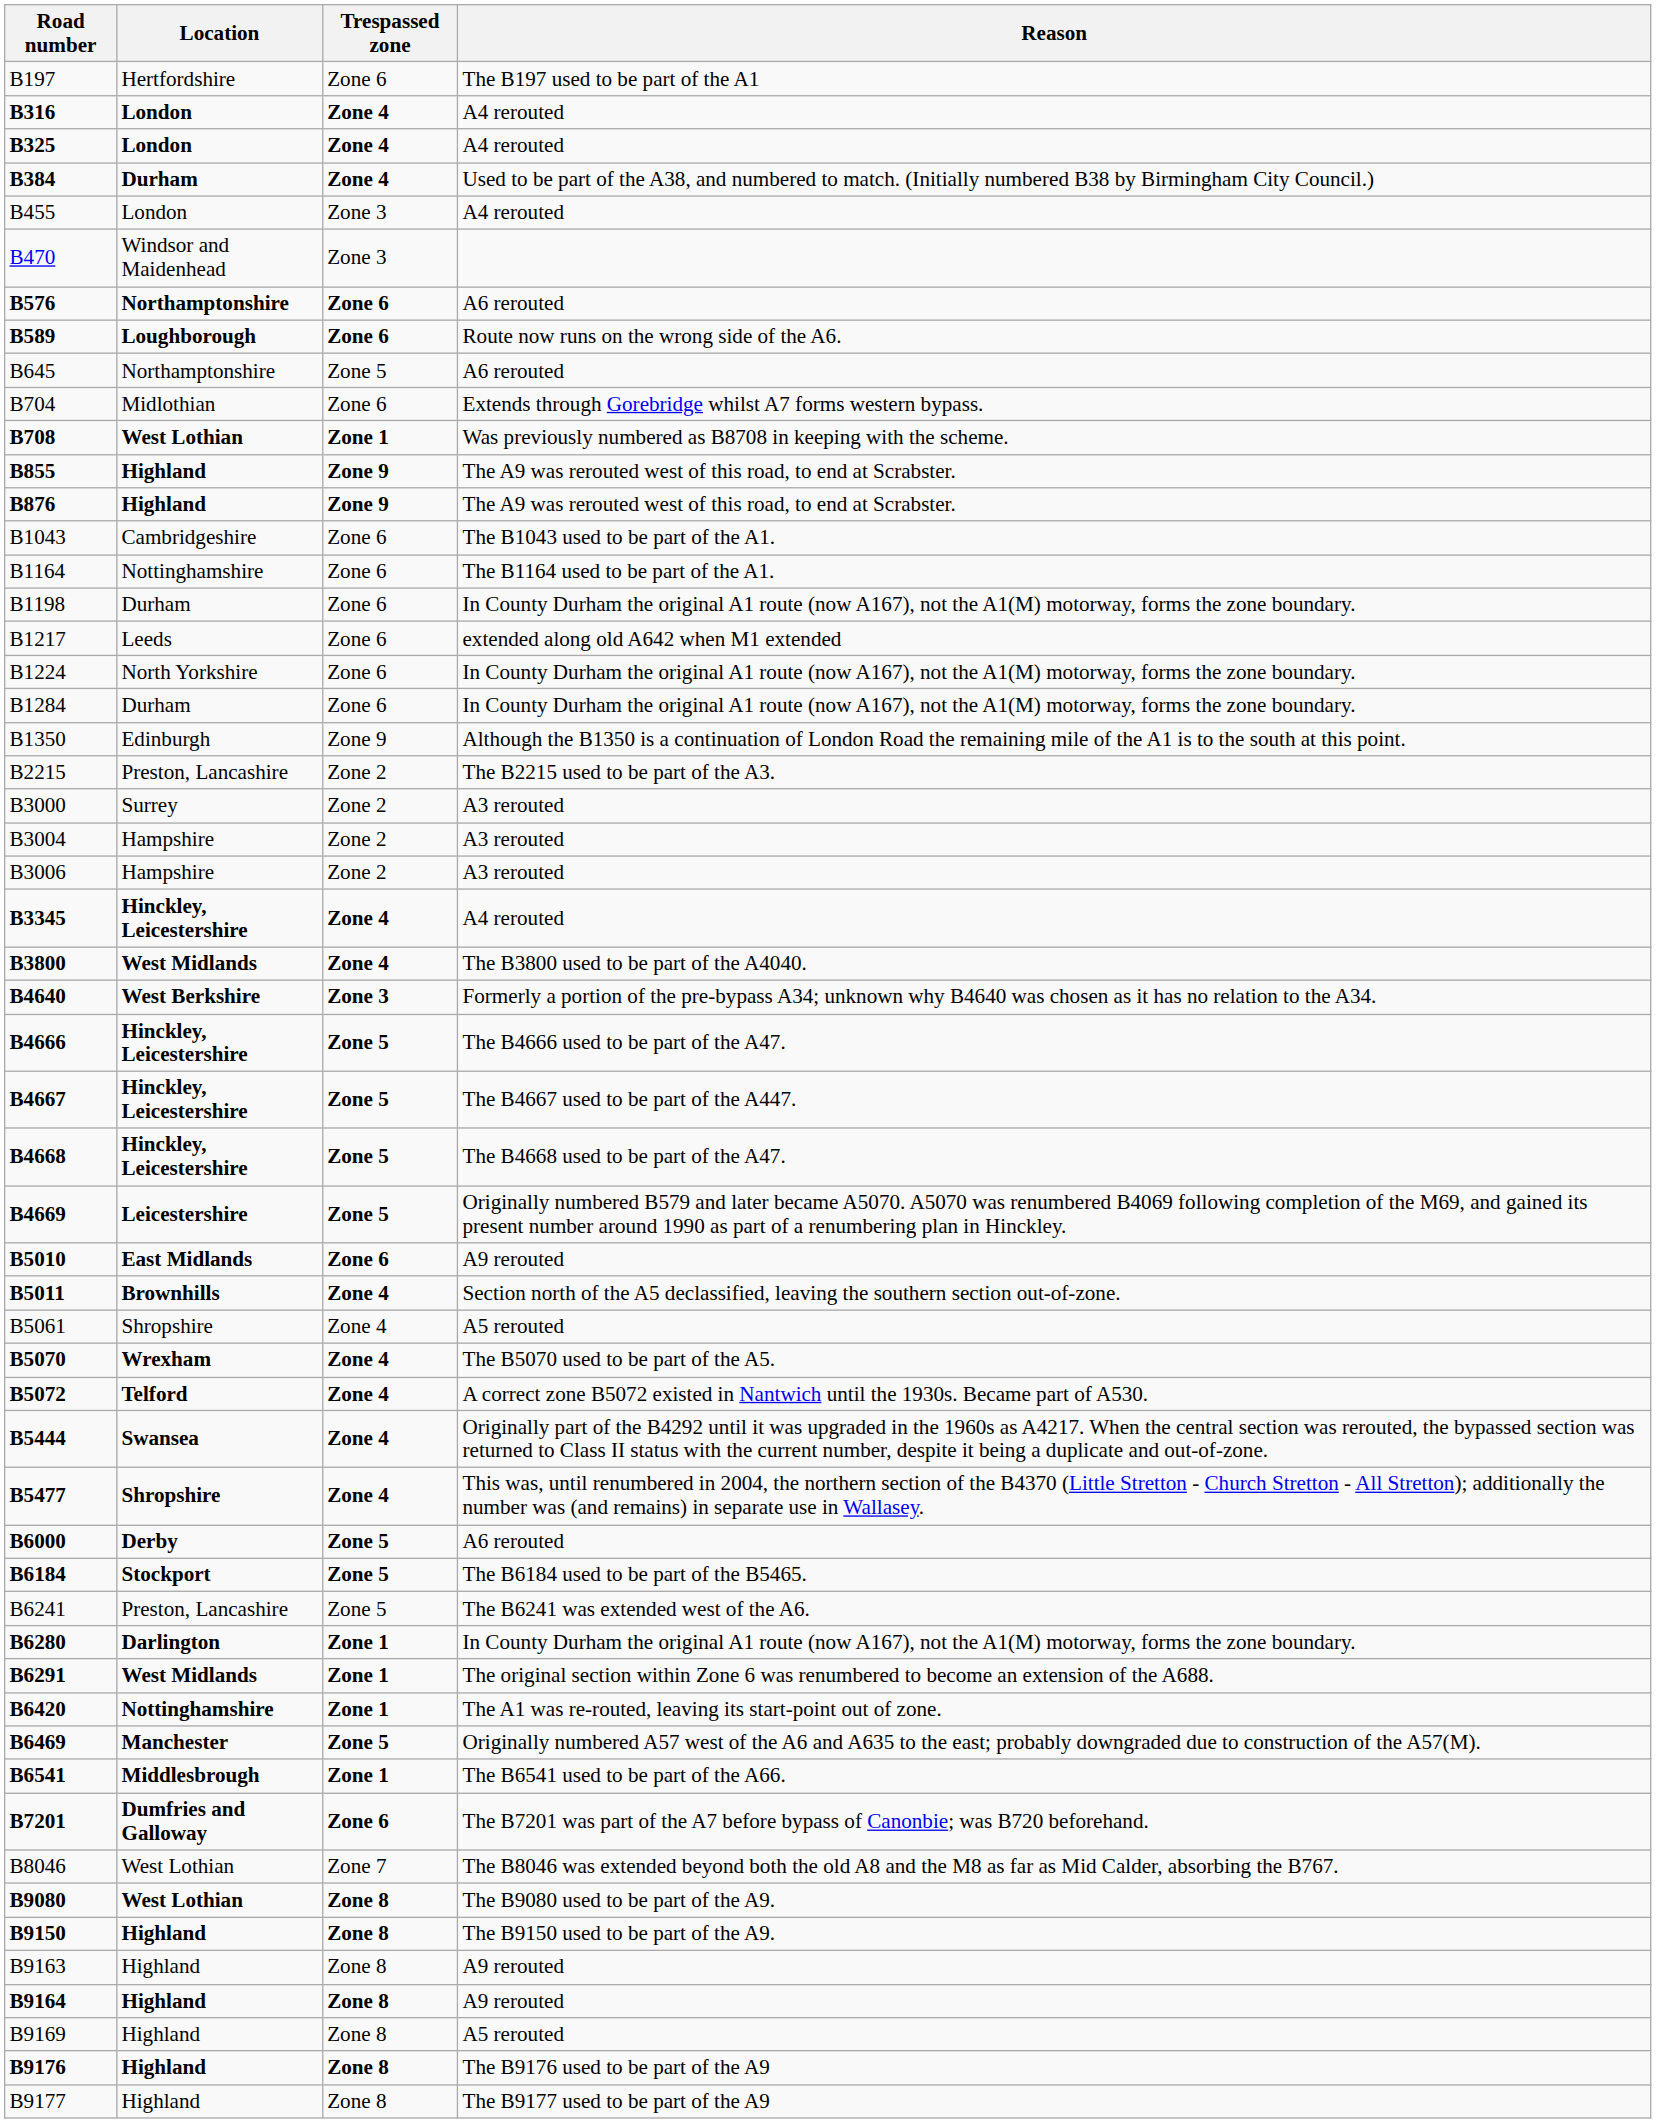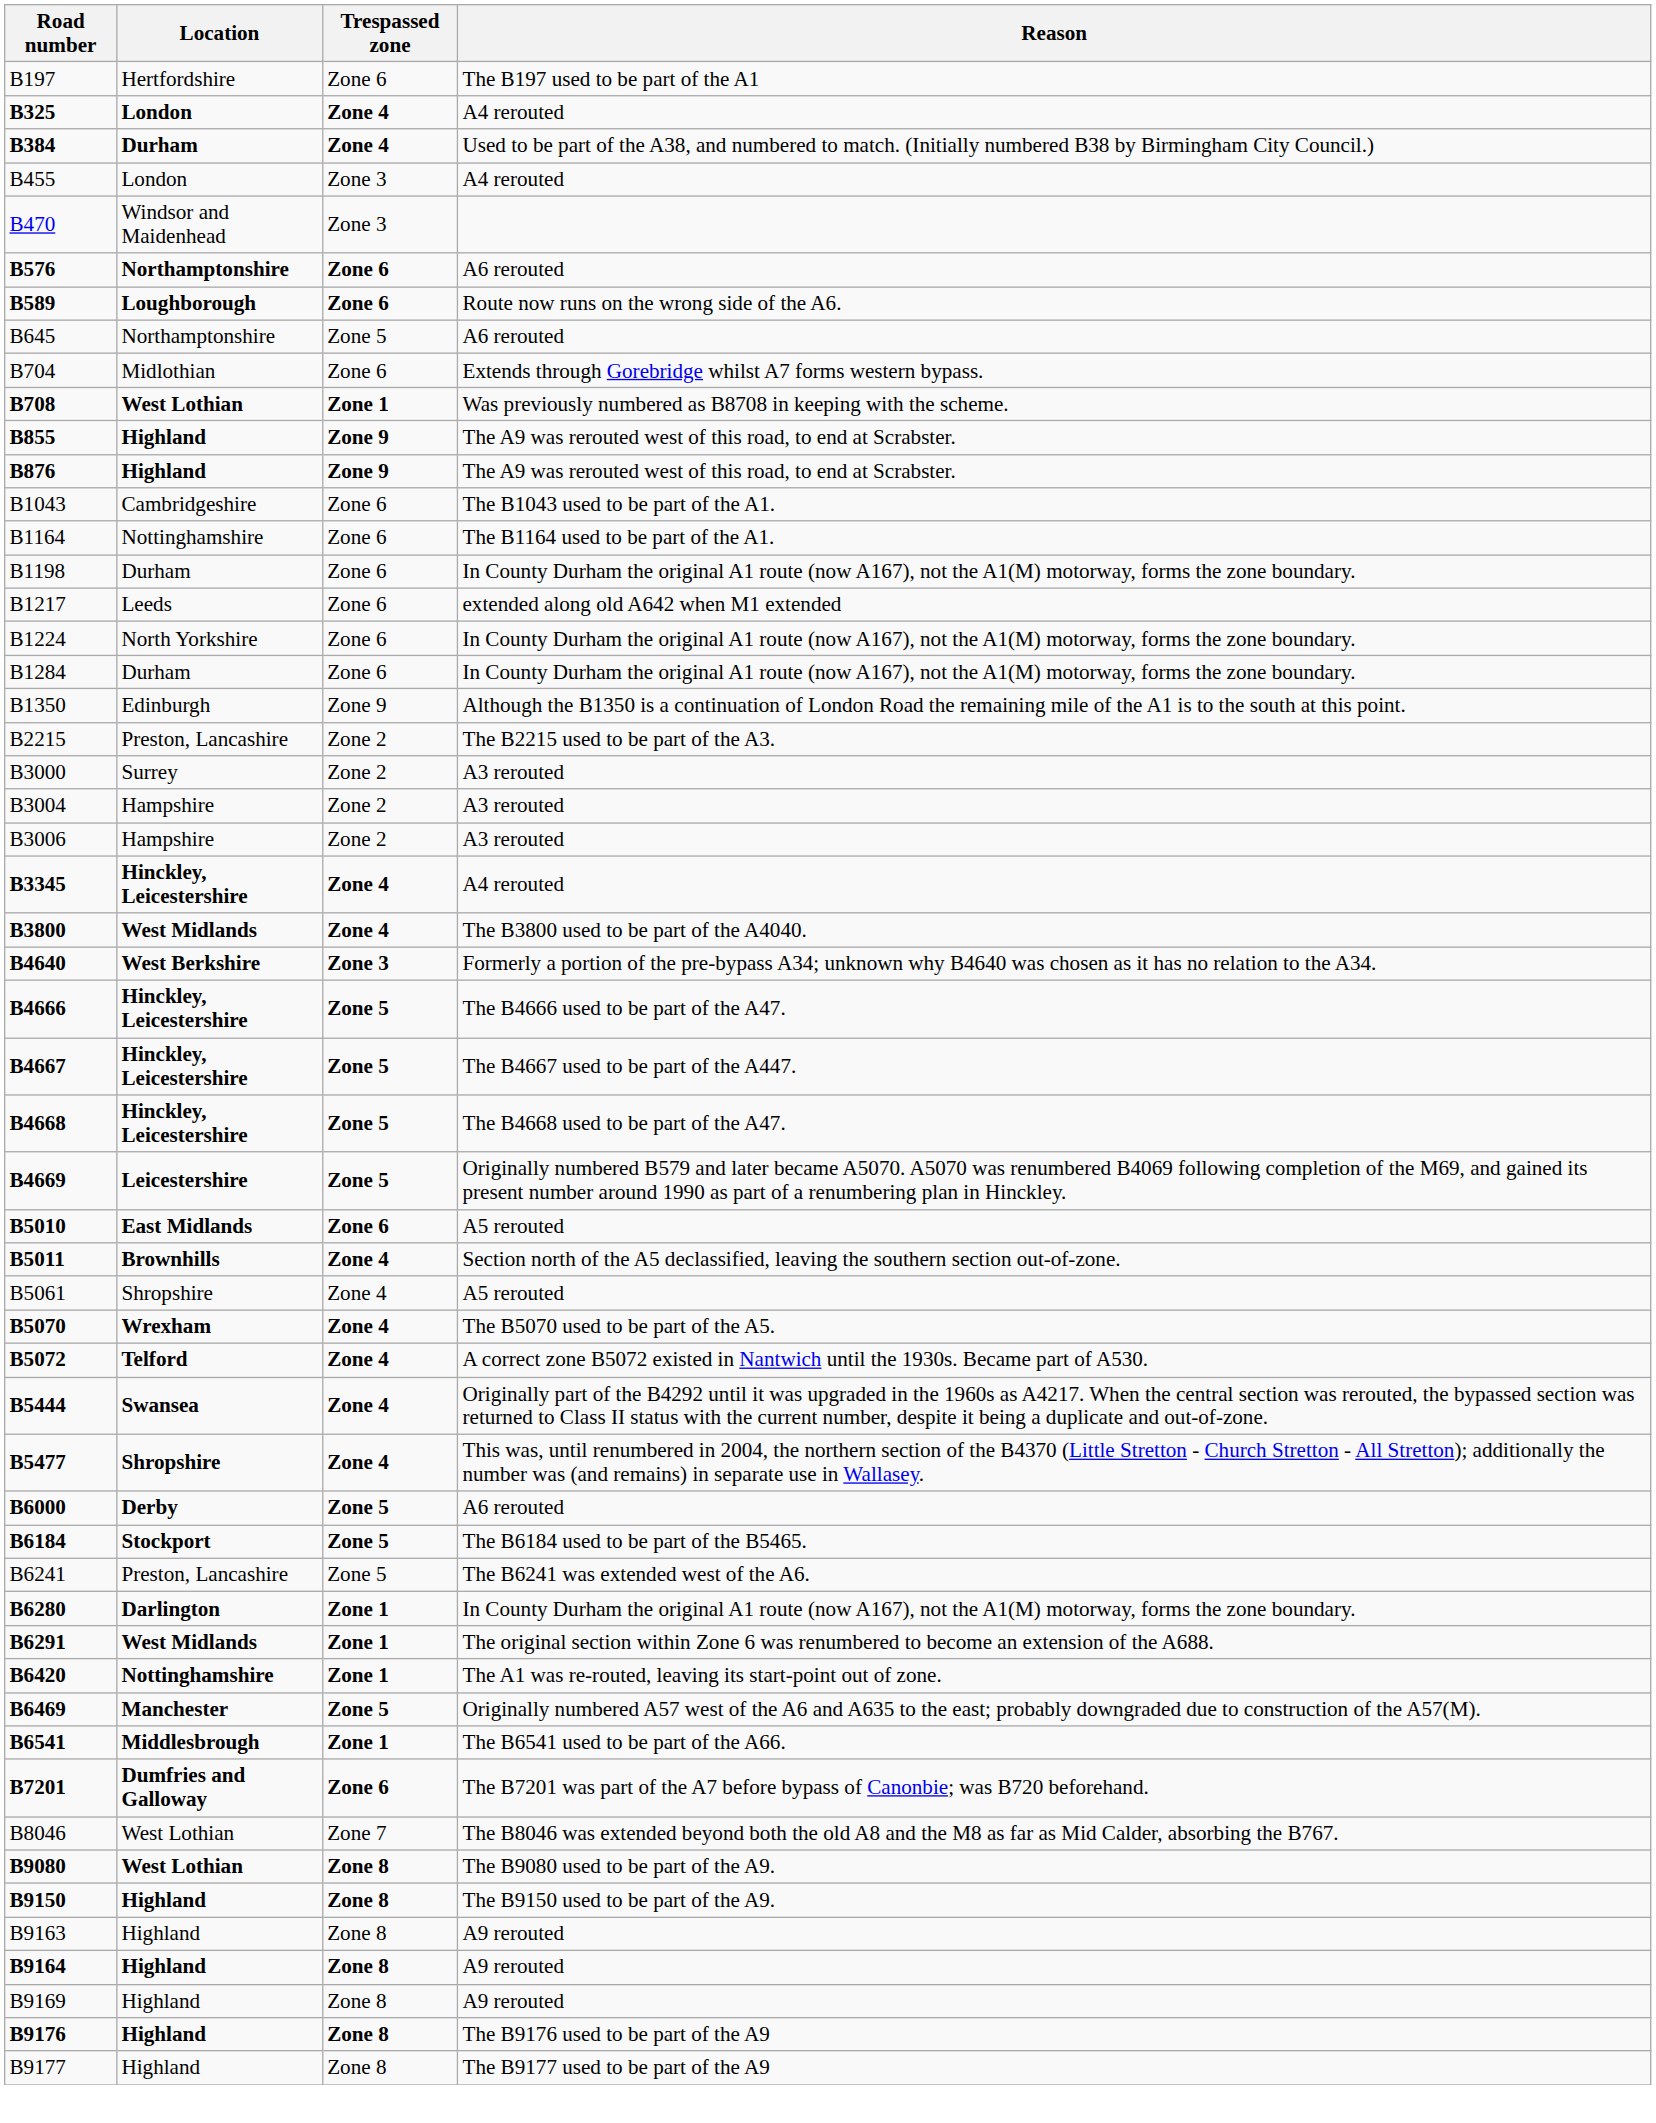- row: (32, 111)
(513, 1259) A9 rerouted -> (513, 1225) A5 rerouted
(513, 2034) A5 rerouted -> (513, 2000) A9 rerouted
